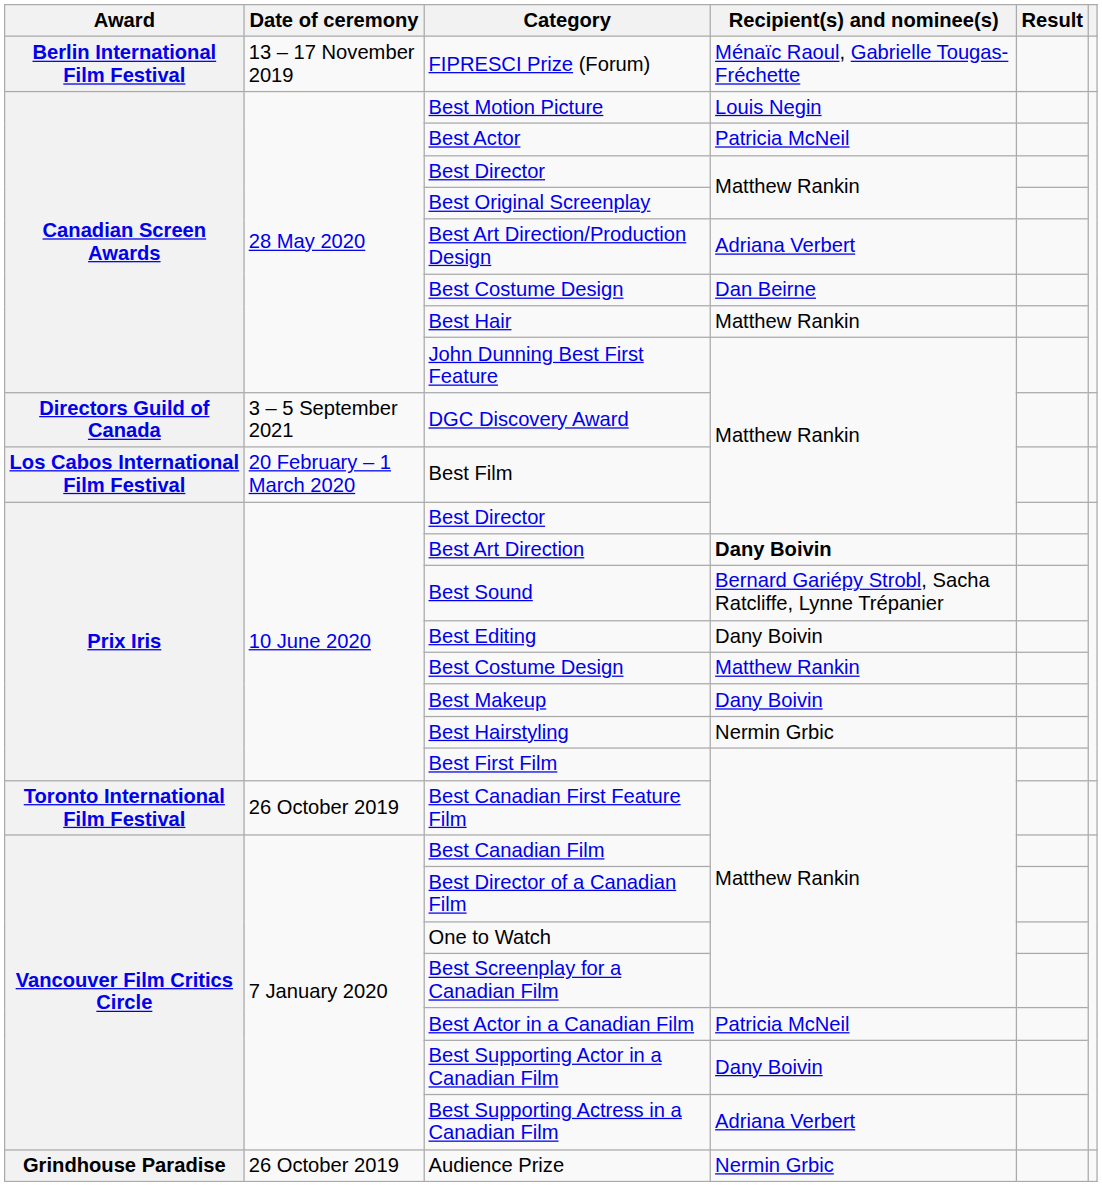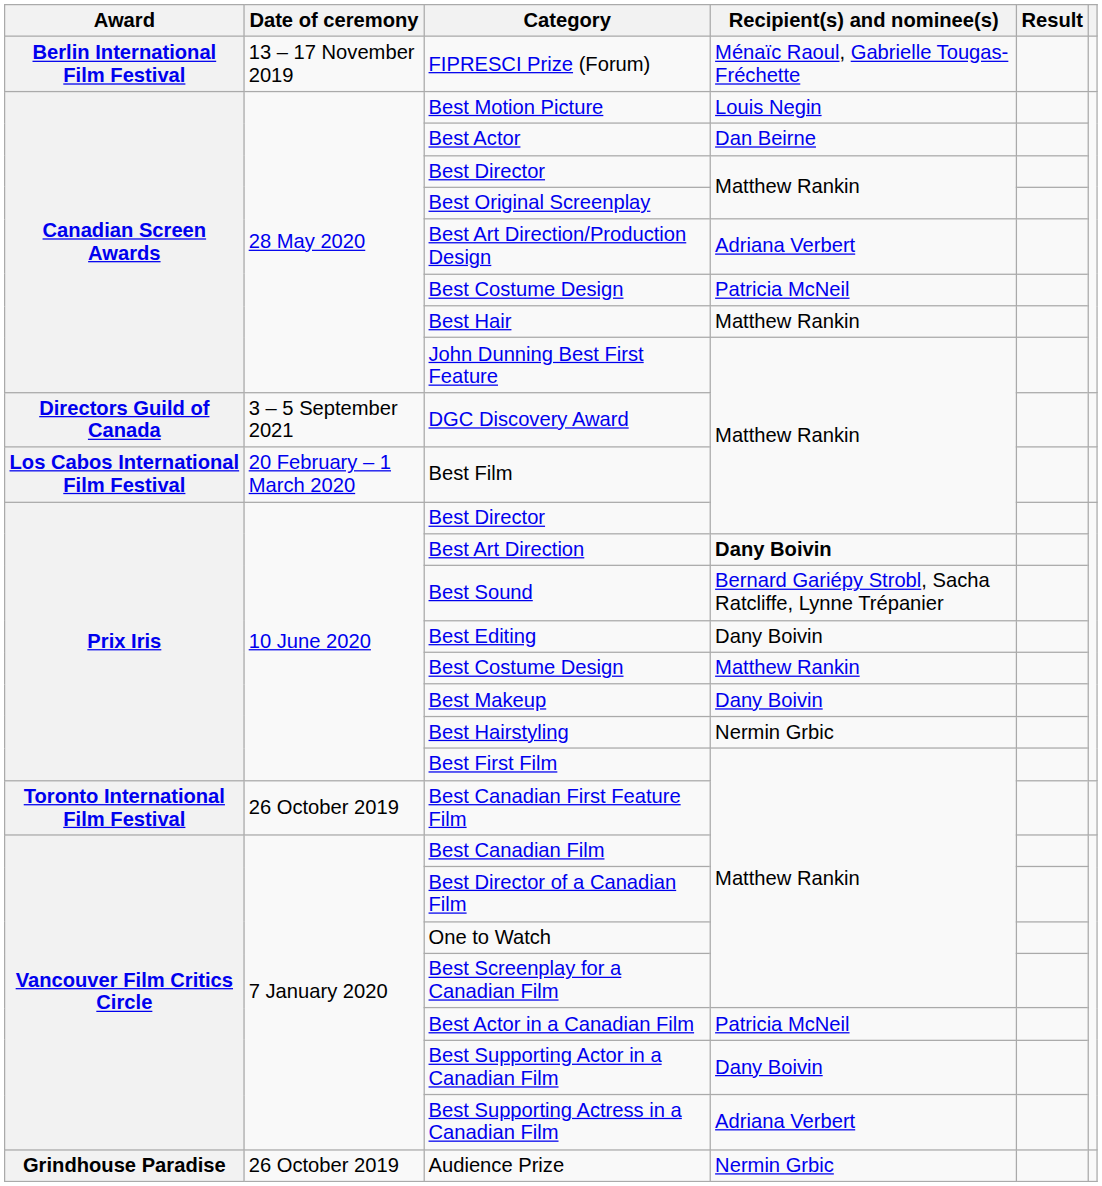(782, 139) Patricia McNeil -> (766, 139) Dan Beirne
(766, 289) Dan Beirne -> (782, 289) Patricia McNeil
